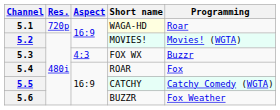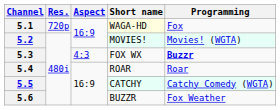(178, 26) Roar -> (175, 26) Fox
(180, 55) normal -> (180, 55) bold
(175, 69) Fox -> (178, 69) Roar
